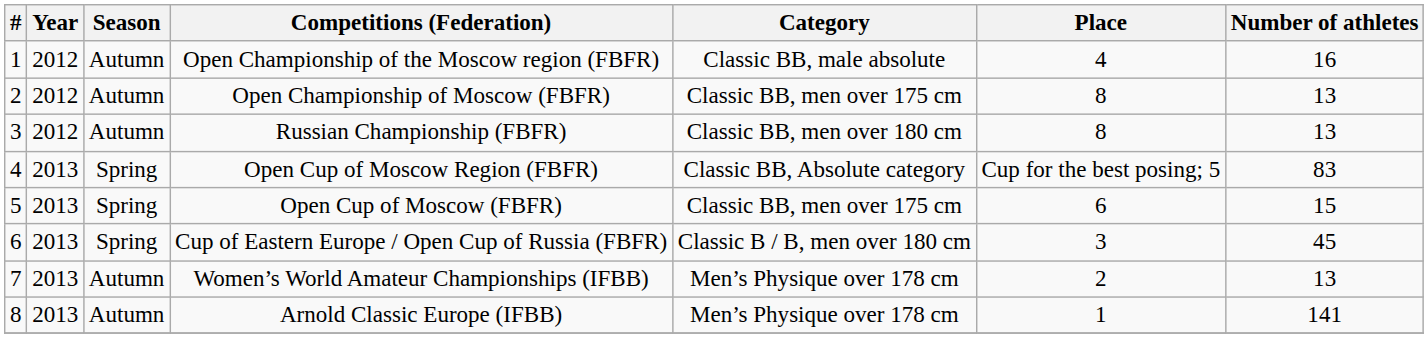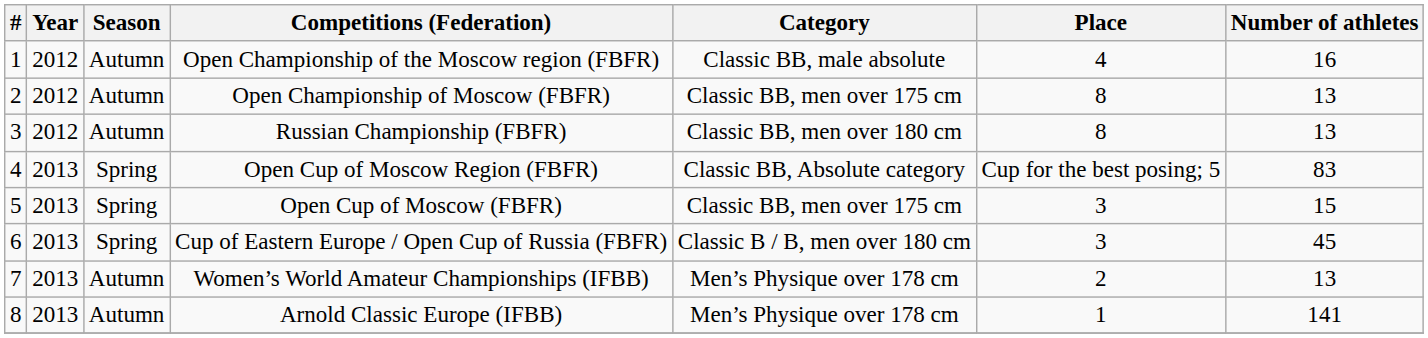(1101, 205) 6 -> (1101, 205) 3
